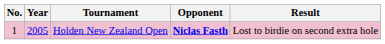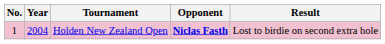(38, 30) 2005 -> (38, 30) 2004
